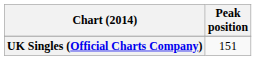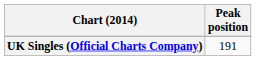(228, 45) 151 -> (228, 45) 191
